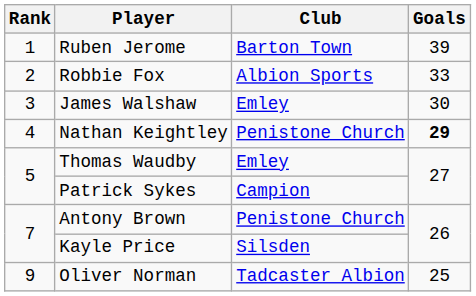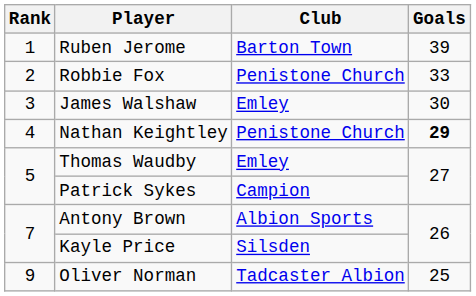(305, 76) Albion Sports -> (320, 76) Penistone Church
(320, 219) Penistone Church -> (305, 219) Albion Sports
